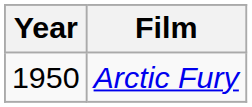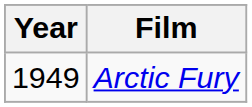(46, 76) 1950 -> (46, 76) 1949
